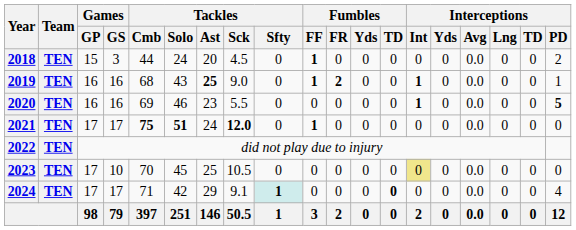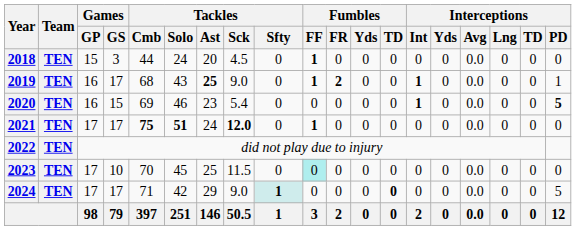(558, 59) 2 -> (558, 59) 0
(116, 81) 16 -> (116, 81) 17
(116, 103) 16 -> (116, 103) 15
(239, 103) 5.5 -> (239, 103) 5.4
(239, 170) 10.5 -> (239, 170) 11.5
(314, 170) no background -> (314, 170) paleturquoise background
(418, 170) khaki background -> (418, 170) no background
(239, 192) 9.1 -> (239, 192) 9.0
(558, 192) 4 -> (558, 192) 5
